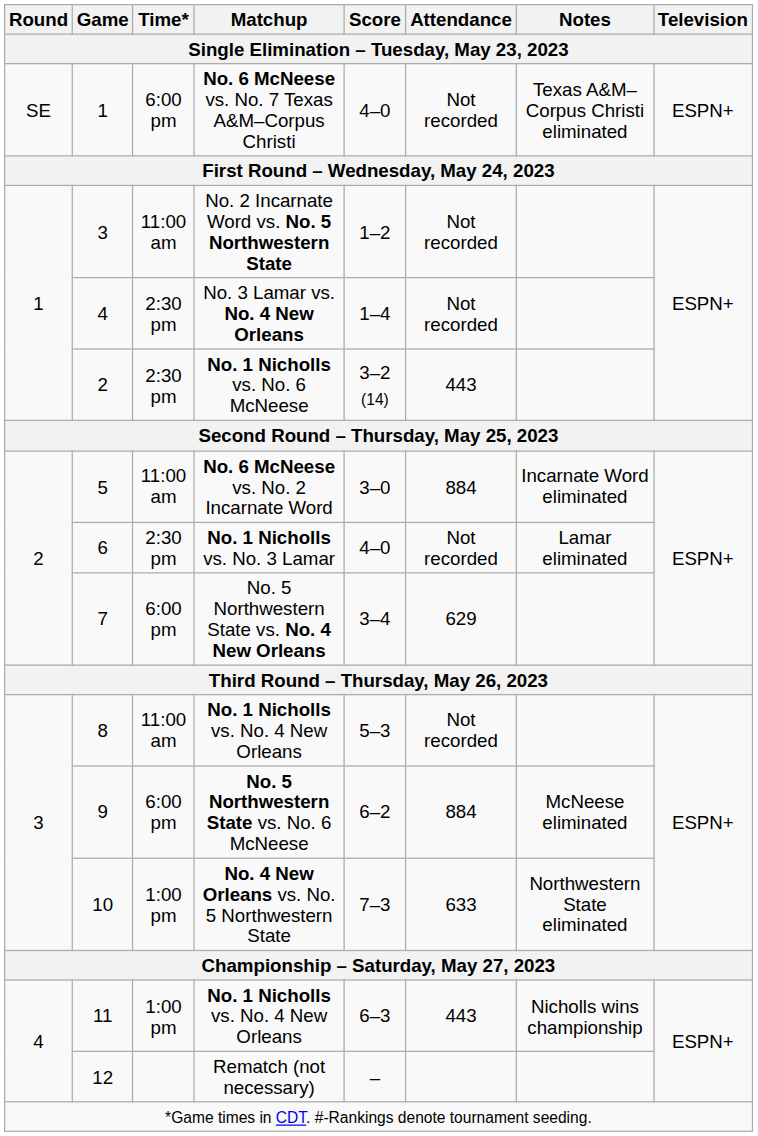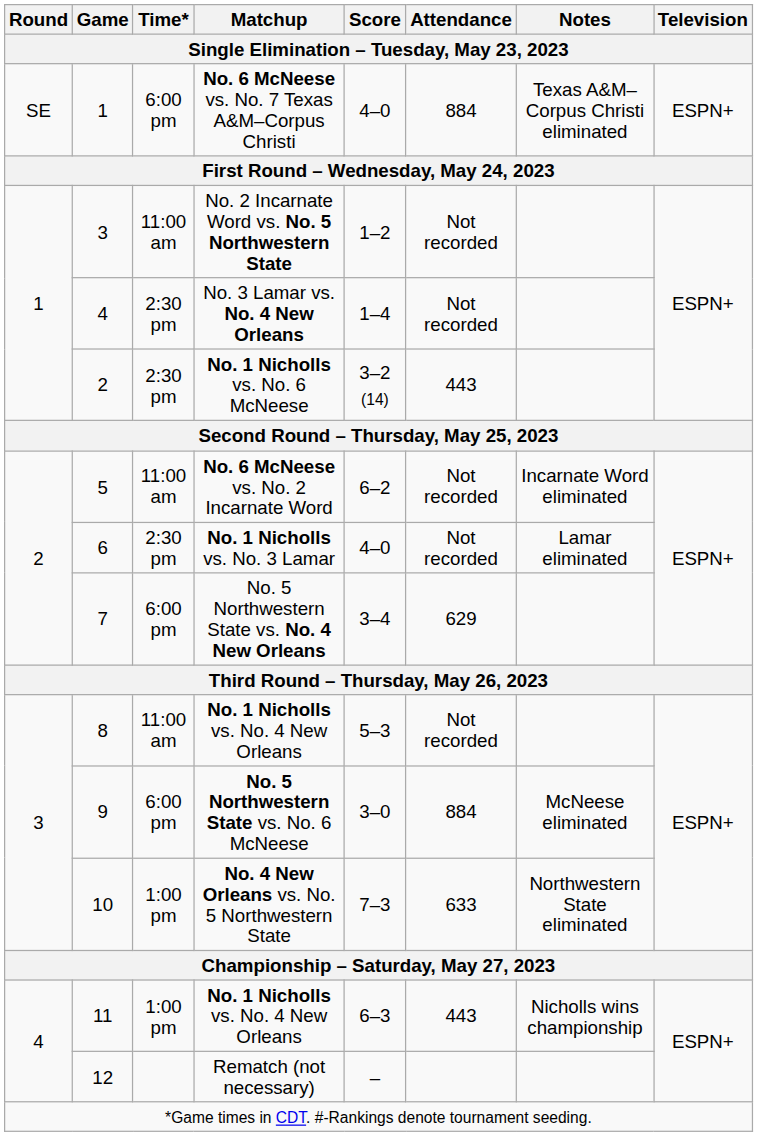(461, 110) Not recorded -> (461, 110) 884
(375, 486) 3–0 -> (375, 486) 6–2
(461, 486) 884 -> (461, 486) Not recorded
(375, 812) 6–2 -> (375, 812) 3–0
